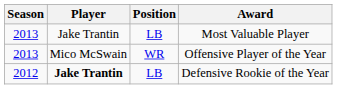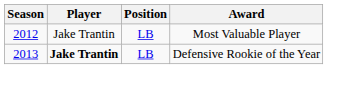(26, 34) 2013 -> (26, 34) 2012
- row: (255, 53)
(26, 73) 2012 -> (26, 53) 2013
